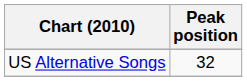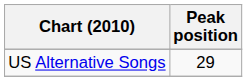(206, 62) 32 -> (206, 62) 29
